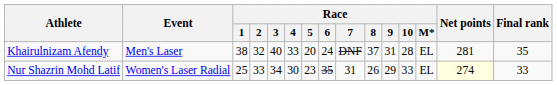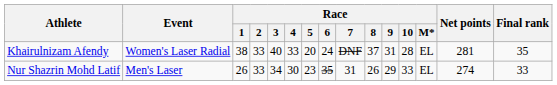(154, 51) Men's Laser -> (178, 51) Women's Laser Radial
(259, 51) 32 -> (259, 51) 33
(178, 71) Women's Laser Radial -> (154, 71) Men's Laser
(242, 71) 25 -> (242, 71) 26
(465, 71) lightyellow background -> (465, 71) no background
